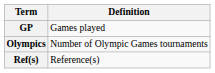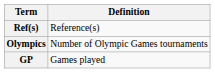rows swapped: (26, 28) <-> (26, 60)
